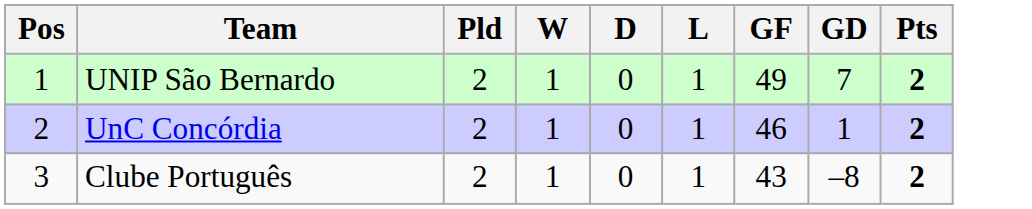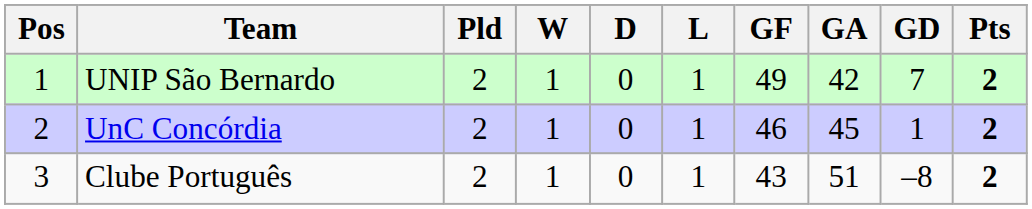+ column: (844, 29)
